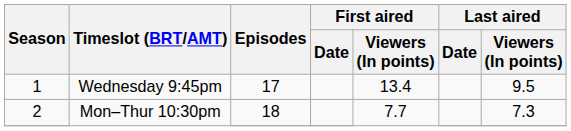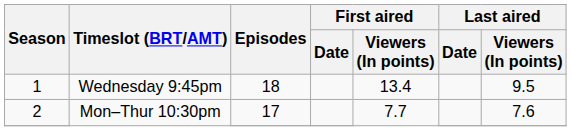(271, 86) 17 -> (271, 86) 18
(271, 112) 18 -> (271, 112) 17
(524, 112) 7.3 -> (524, 112) 7.6
